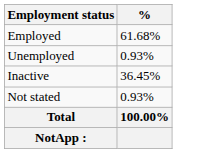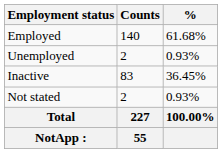+ column: (140, 14)
